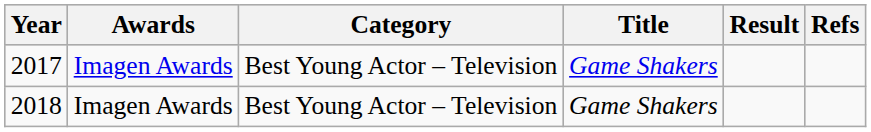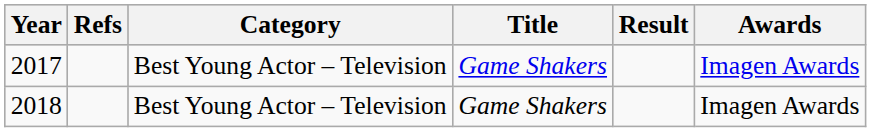columns swapped: (153, 24) <-> (835, 24)
